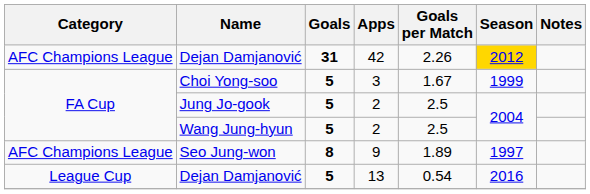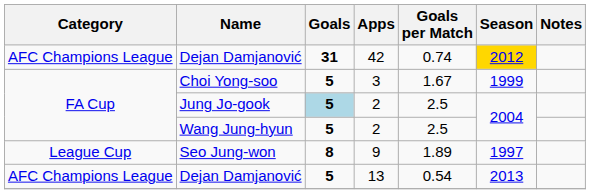(437, 57) 2.26 -> (437, 57) 0.74
(329, 104) no background -> (329, 104) lightblue background
(90, 152) AFC Champions League -> (90, 152) League Cup
(90, 176) League Cup -> (90, 176) AFC Champions League
(507, 176) 2016 -> (507, 176) 2013
